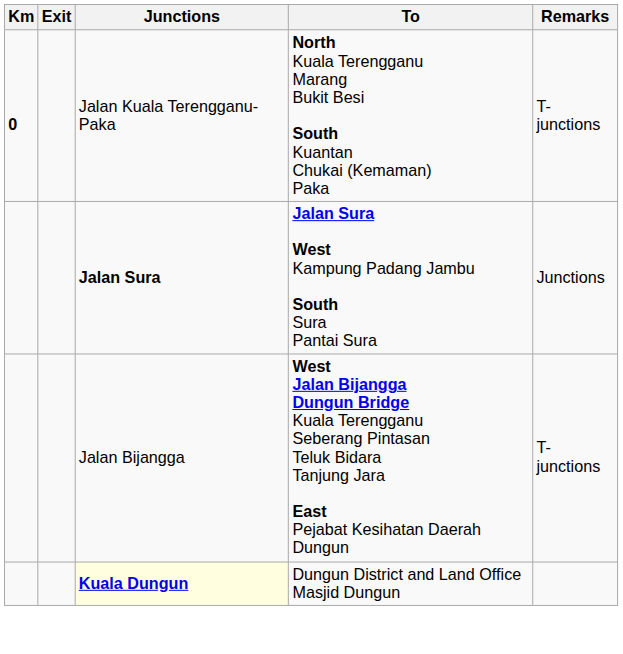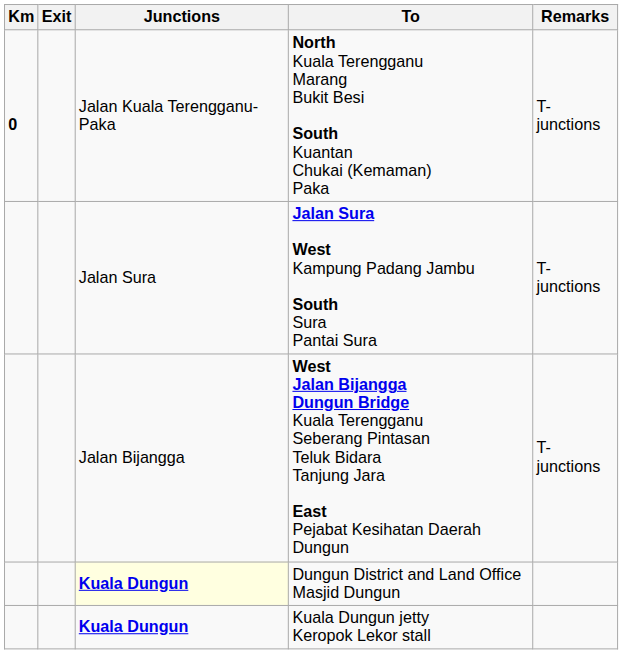(120, 277) bold -> (117, 277) normal
(571, 277) Junctions -> (568, 277) T-junctions
+ row: (362, 627)
